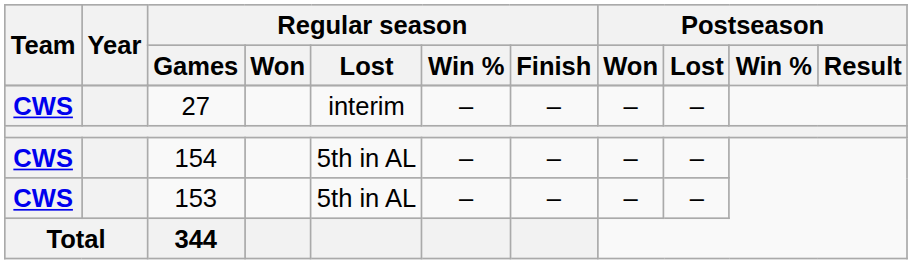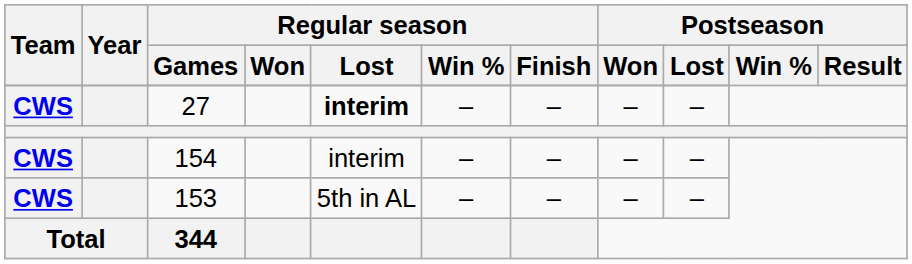(367, 106) normal -> (367, 106) bold
(367, 158) 5th in AL -> (367, 158) interim
